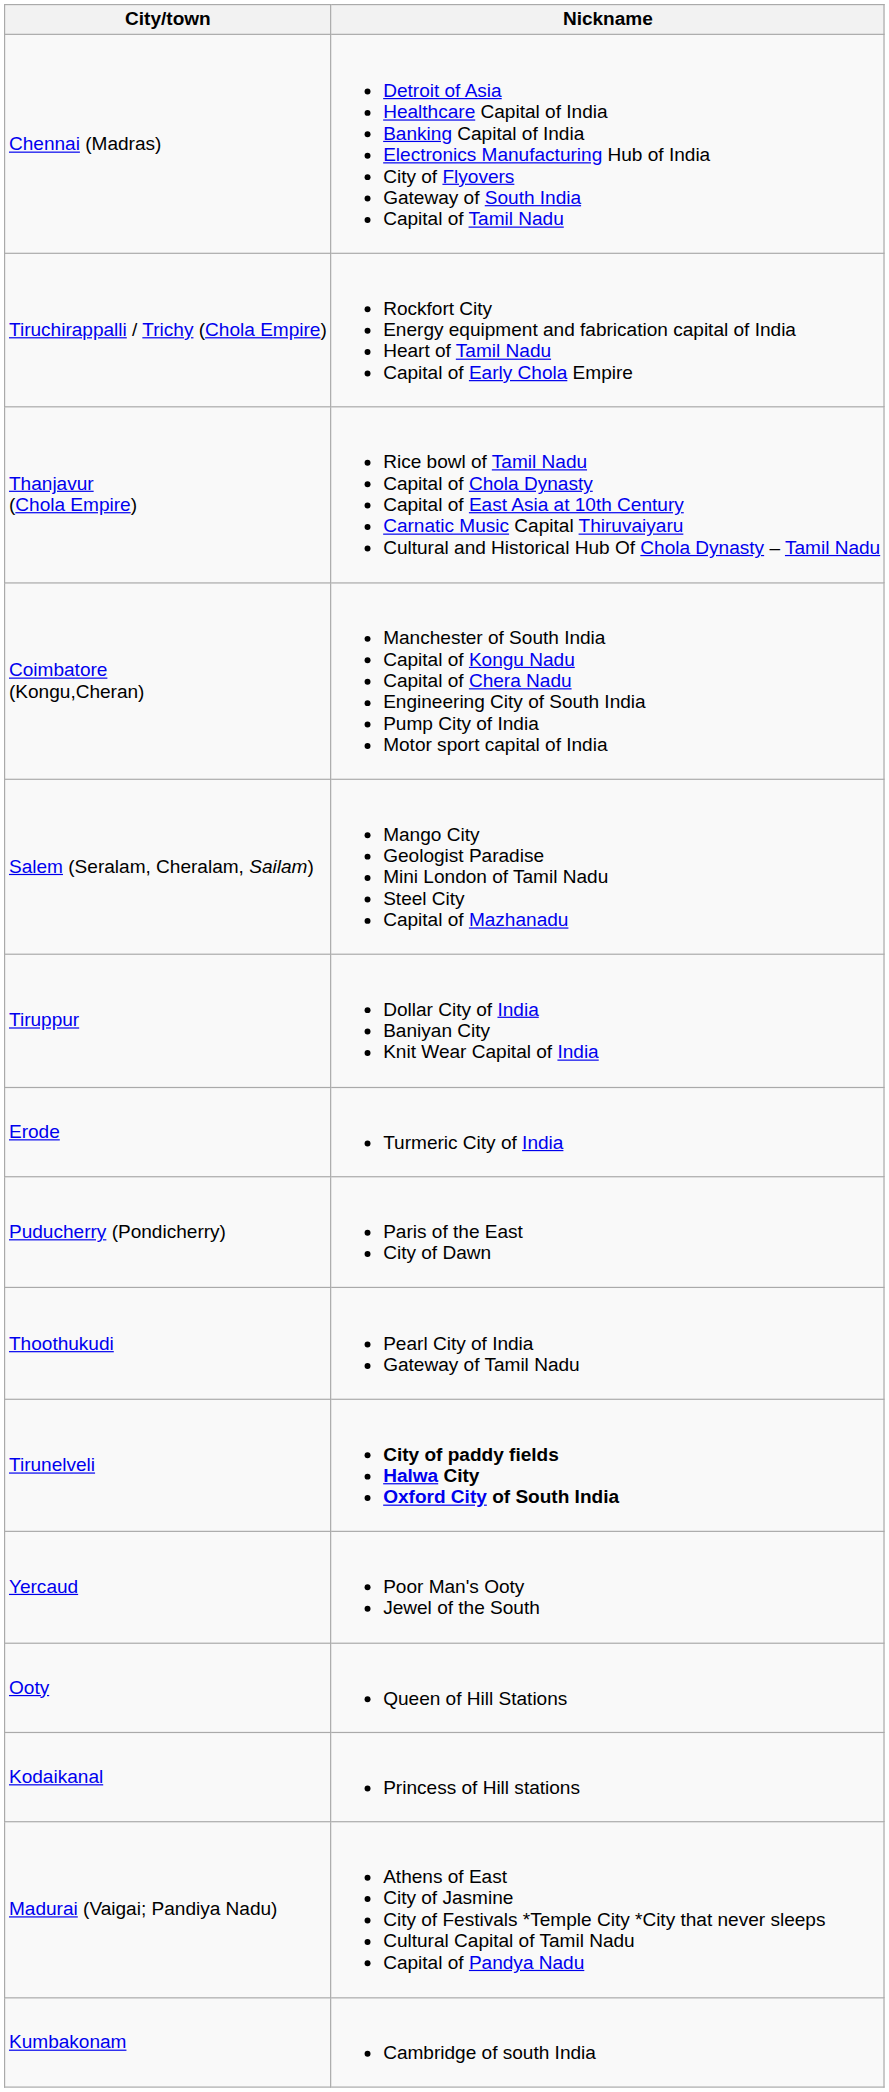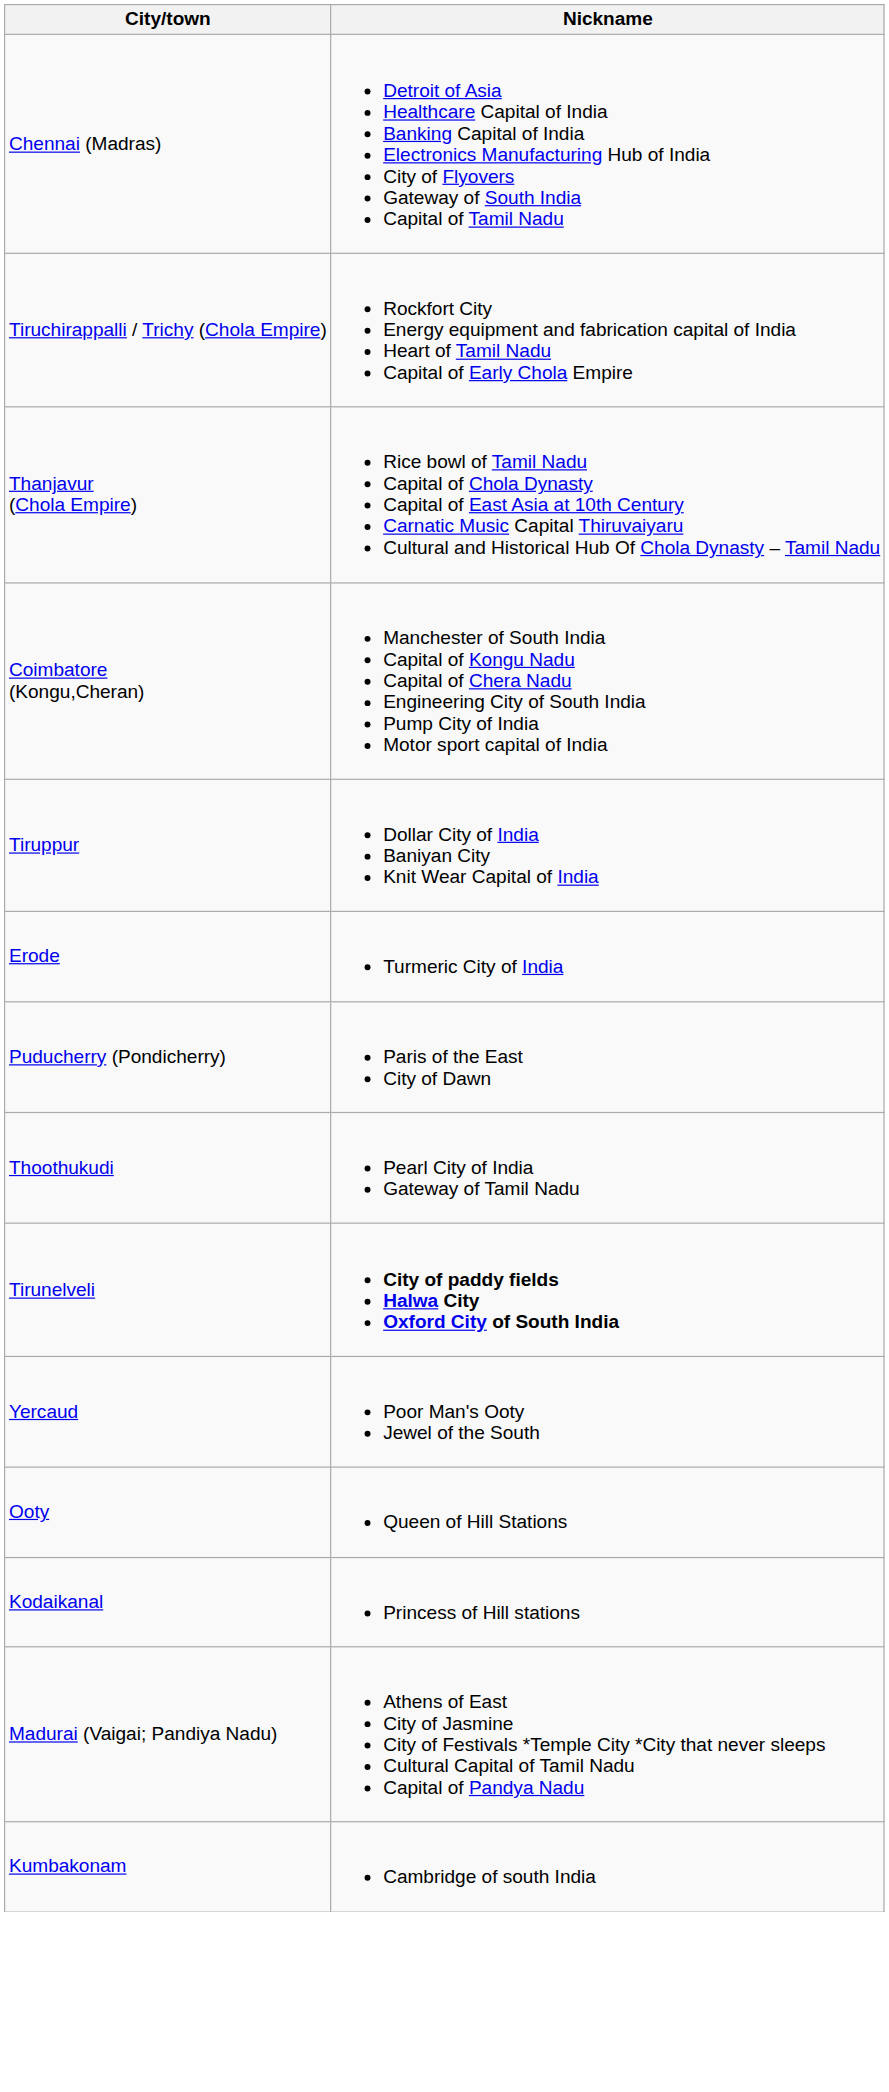- row: (161, 866)
